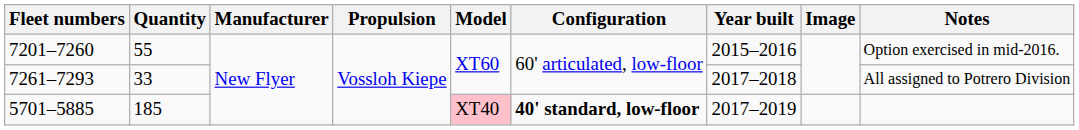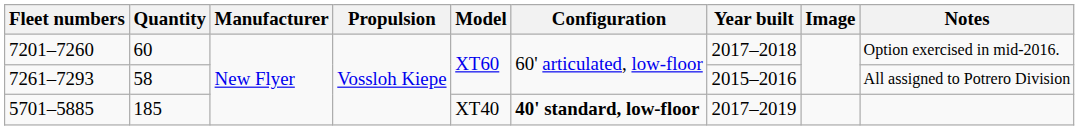(143, 49) 55 -> (143, 49) 60
(754, 49) 2015–2016 -> (754, 49) 2017–2018
(143, 79) 33 -> (143, 79) 58
(754, 79) 2017–2018 -> (754, 79) 2015–2016
(477, 109) pink background -> (477, 109) no background
